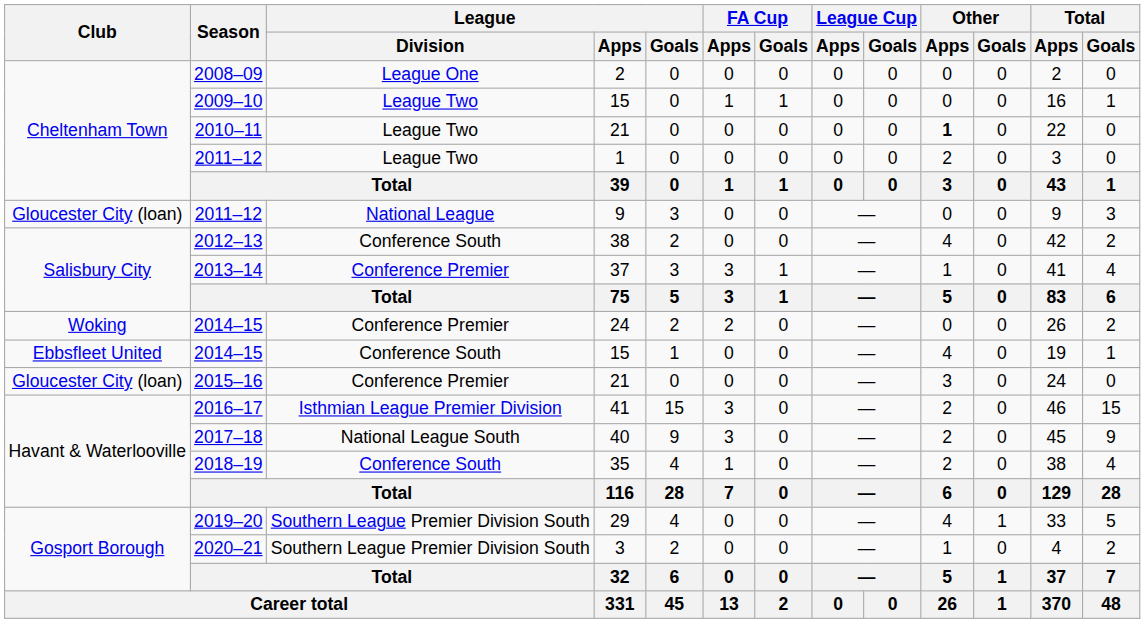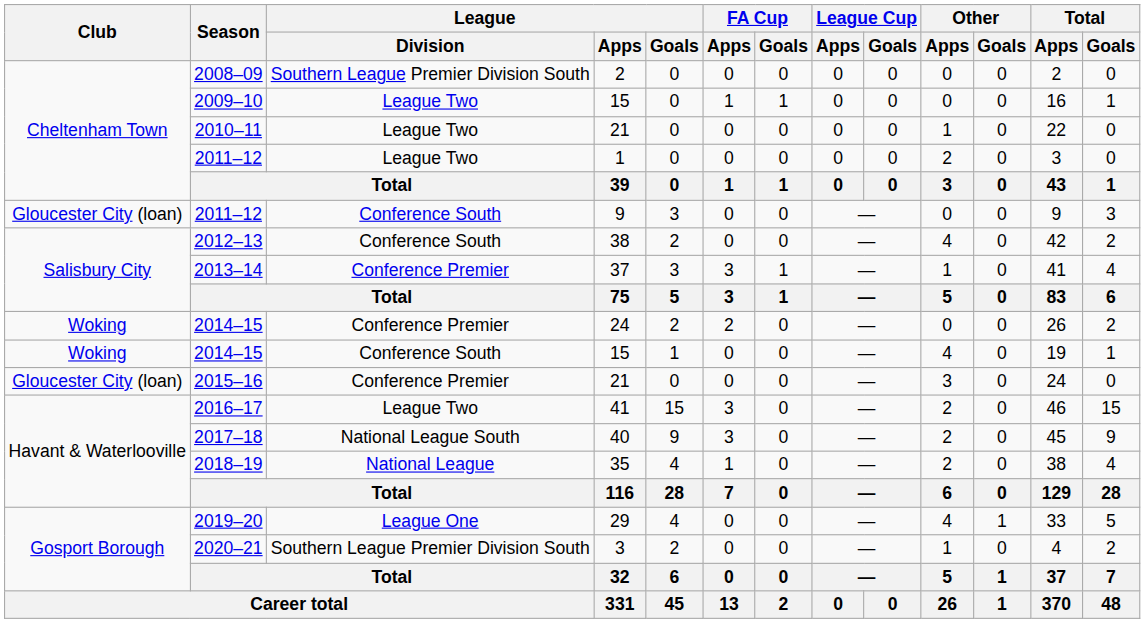(430, 74) League One -> (430, 74) Southern League Premier Division South
(947, 130) bold -> (947, 130) normal
(430, 213) National League -> (430, 213) Conference South
(97, 353) Ebbsfleet United -> (97, 353) Woking
(430, 409) Isthmian League Premier Division -> (430, 409) League Two
(430, 465) Conference South -> (430, 465) National League
(430, 520) Southern League Premier Division South -> (430, 520) League One
